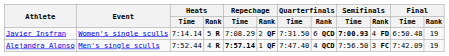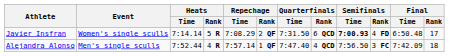(434, 33) 19 -> (434, 33) 17
(240, 45) bold -> (240, 45) normal
(434, 45) 19 -> (434, 45) 18
